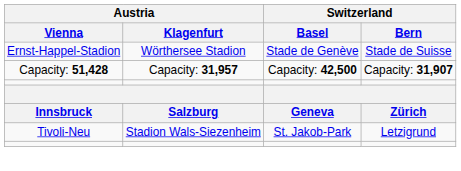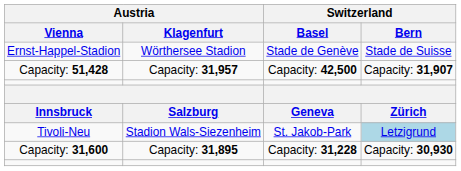(408, 132) no background -> (408, 132) lightblue background
+ row: (64, 150)
